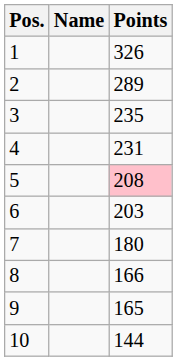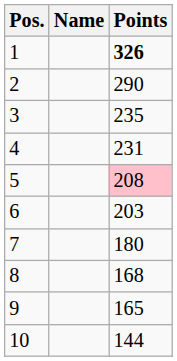(129, 52) normal -> (129, 52) bold
(129, 84) 289 -> (129, 84) 290
(129, 276) 166 -> (129, 276) 168
